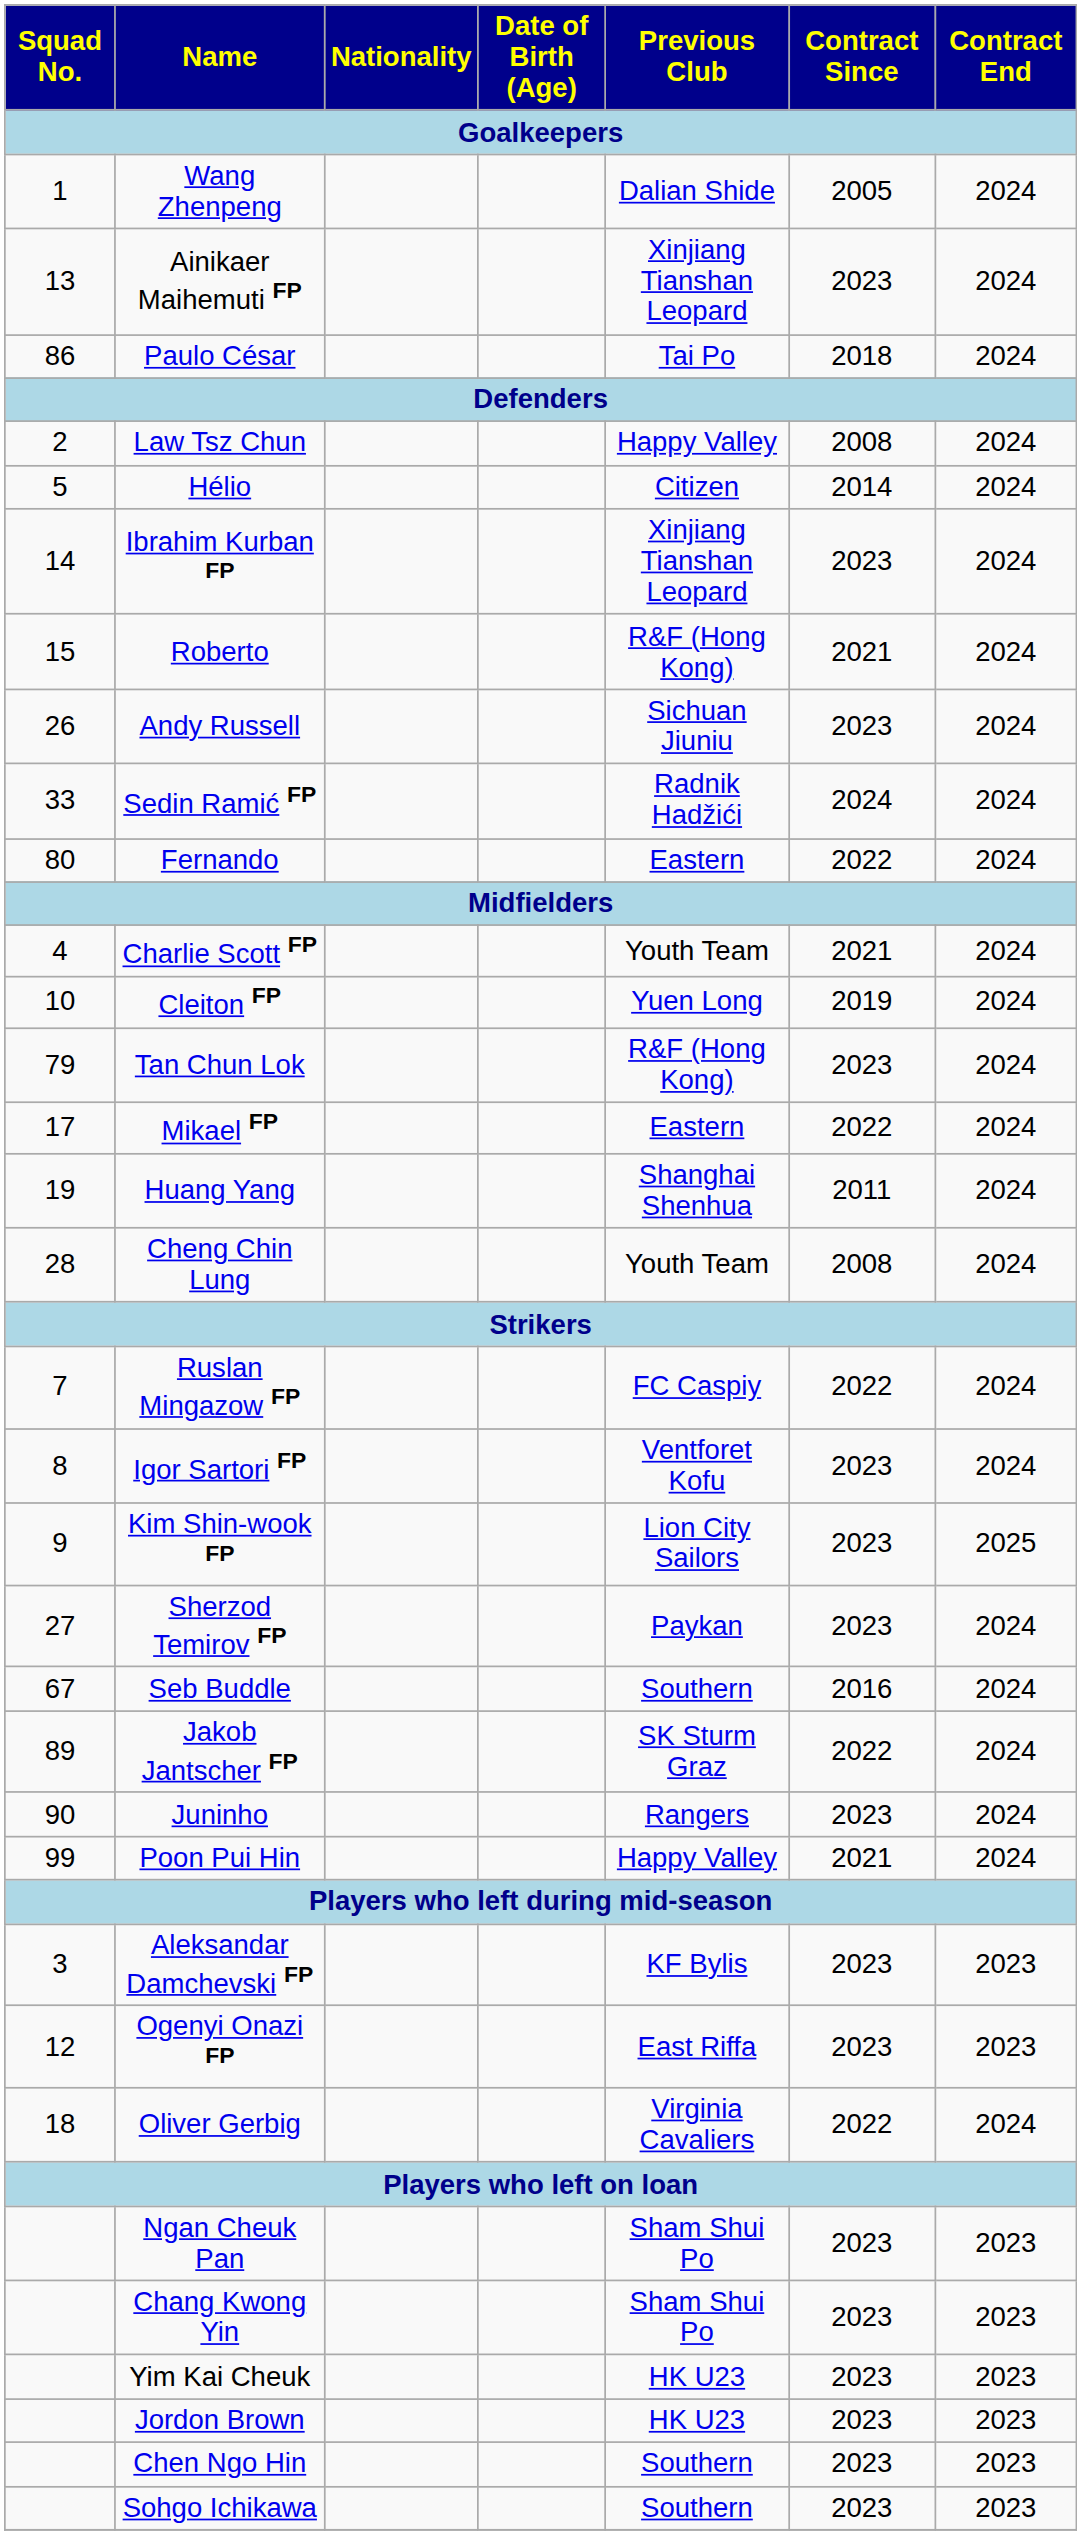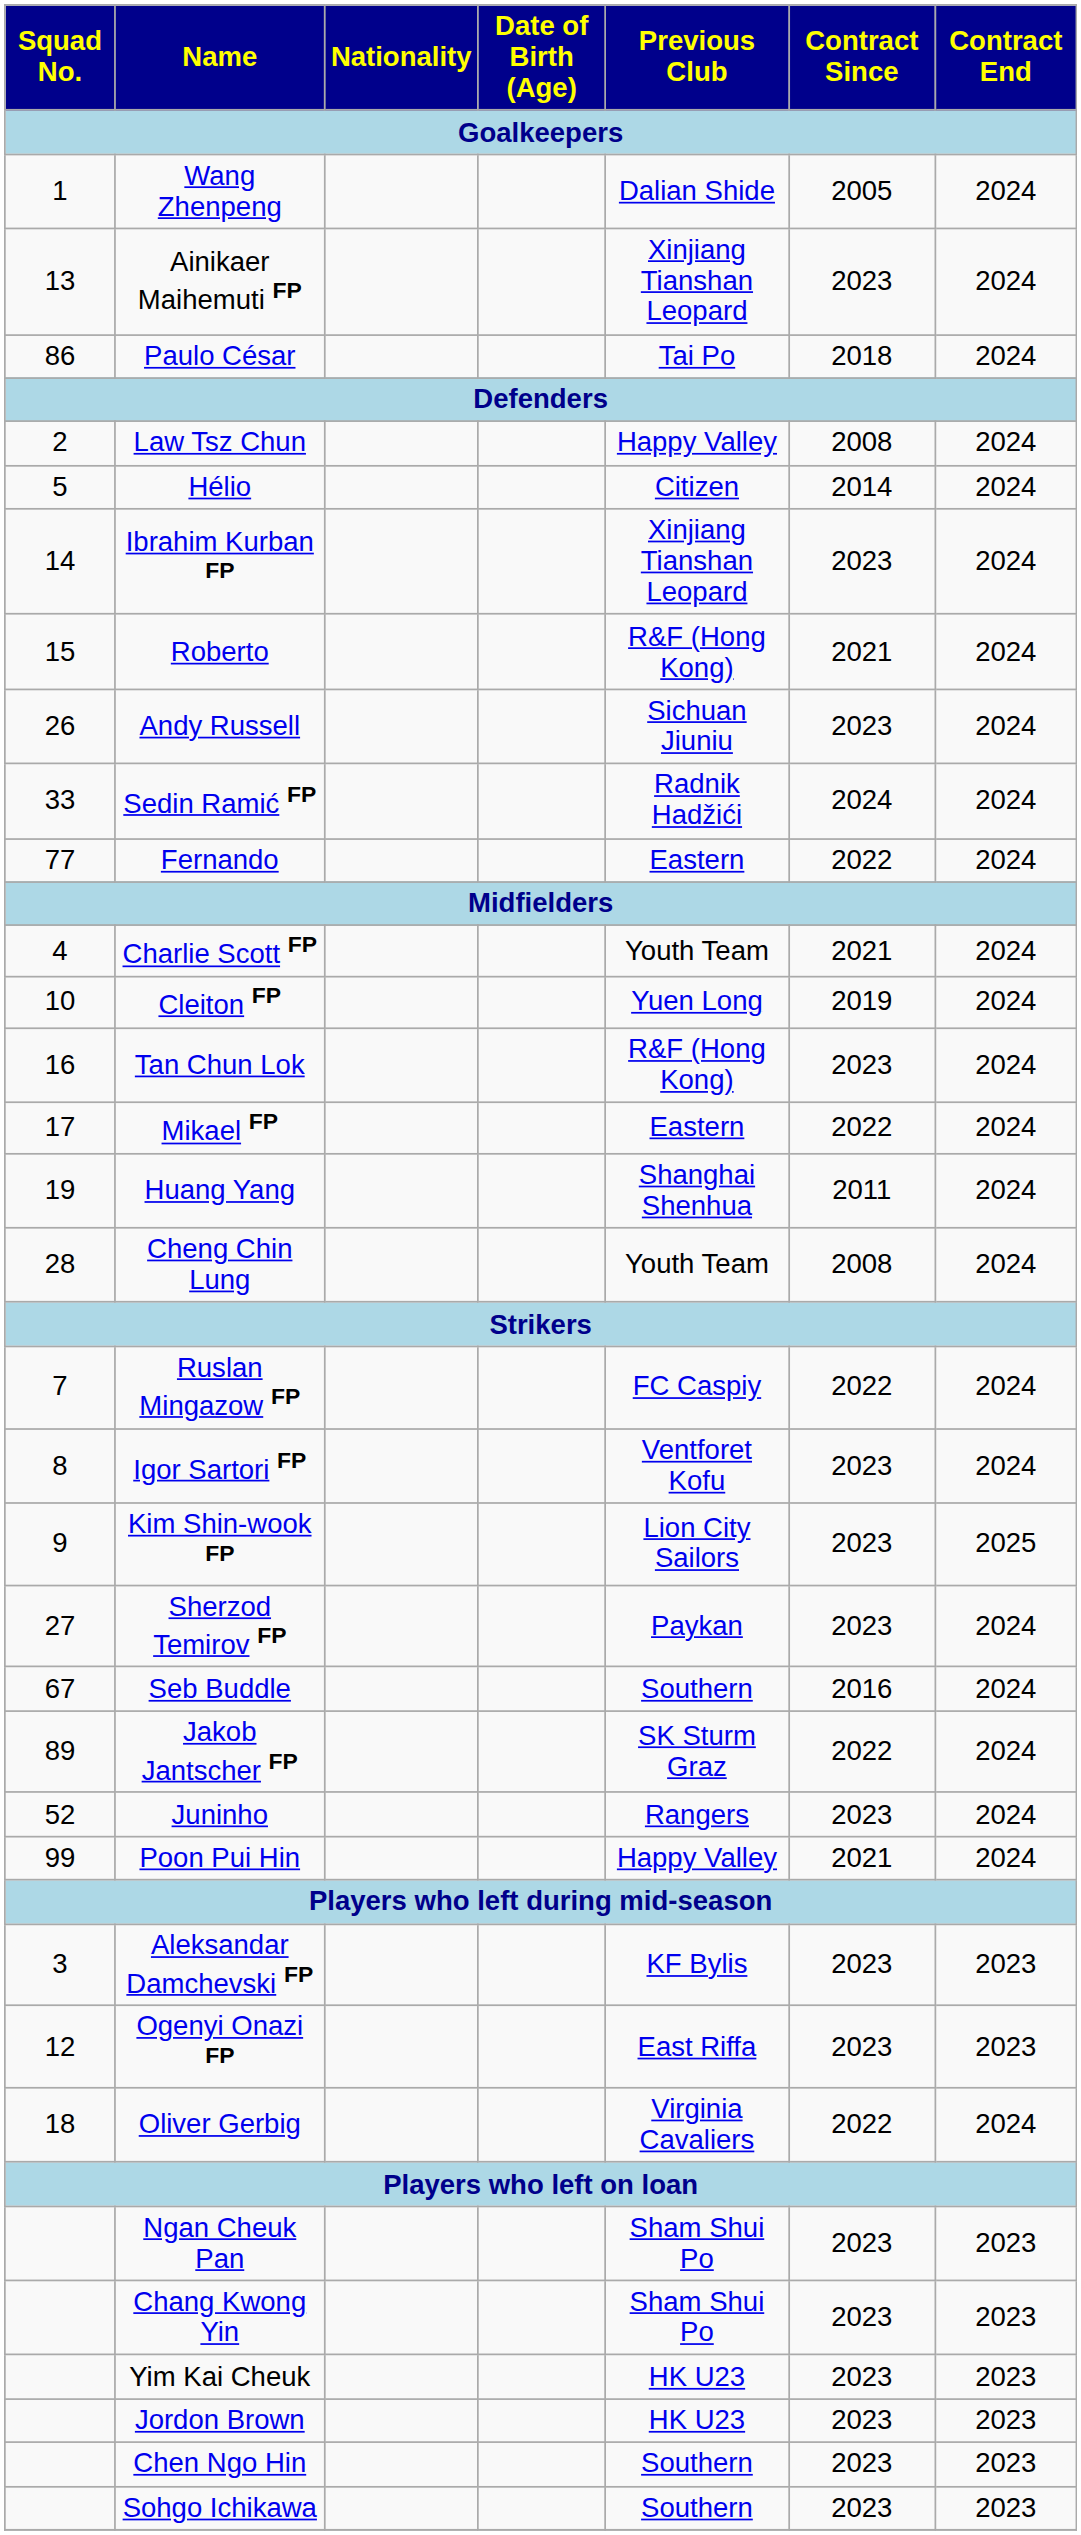(60, 859) 80 -> (60, 859) 77
(60, 1064) 79 -> (60, 1064) 16
(60, 1814) 90 -> (60, 1814) 52
